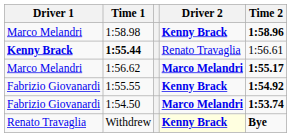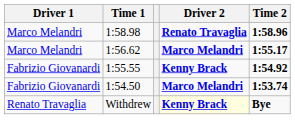(194, 31) Kenny Brack -> (204, 31) Renato Travaglia
- row: (123, 50)
